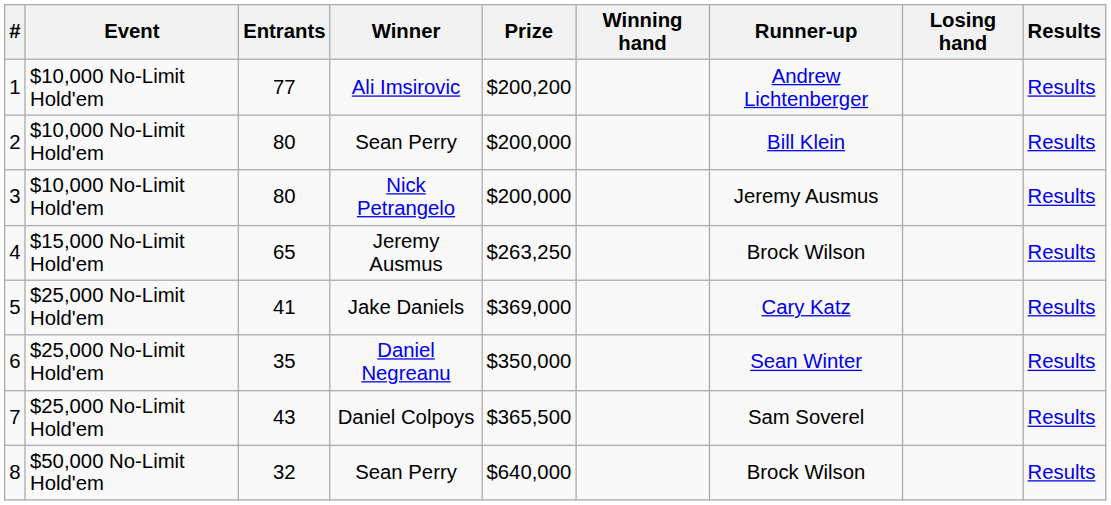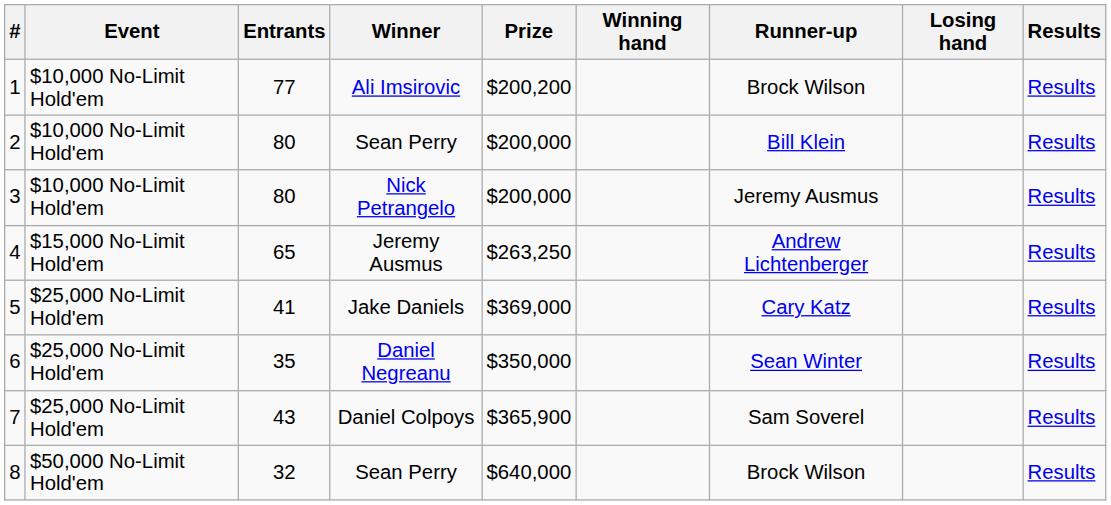(806, 87) Andrew Lichtenberger -> (806, 87) Brock Wilson
(806, 252) Brock Wilson -> (806, 252) Andrew Lichtenberger
(529, 417) $365,500 -> (529, 417) $365,900
